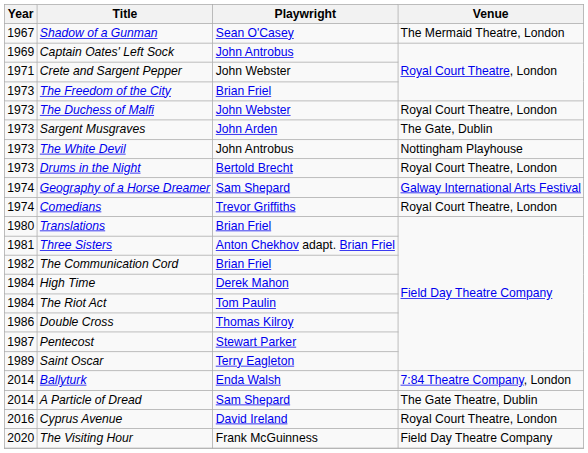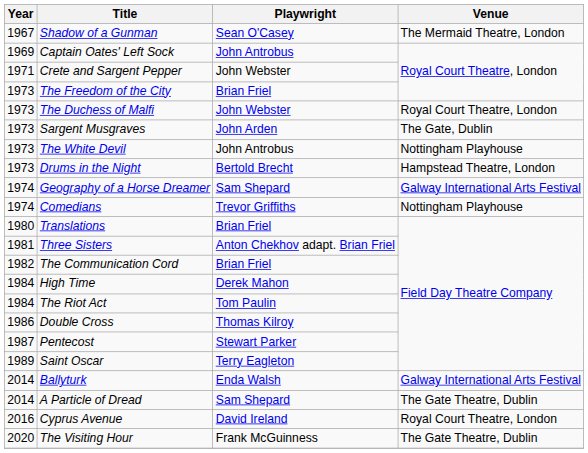(479, 168) Royal Court Theatre, London -> (478, 168) Hampstead Theatre, London
(479, 206) Royal Court Theatre, London -> (462, 206) Nottingham Playhouse
(486, 380) 7:84 Theatre Company, London -> (491, 380) Galway International Arts Festival
(476, 438) Field Day Theatre Company -> (469, 438) The Gate Theatre, Dublin
